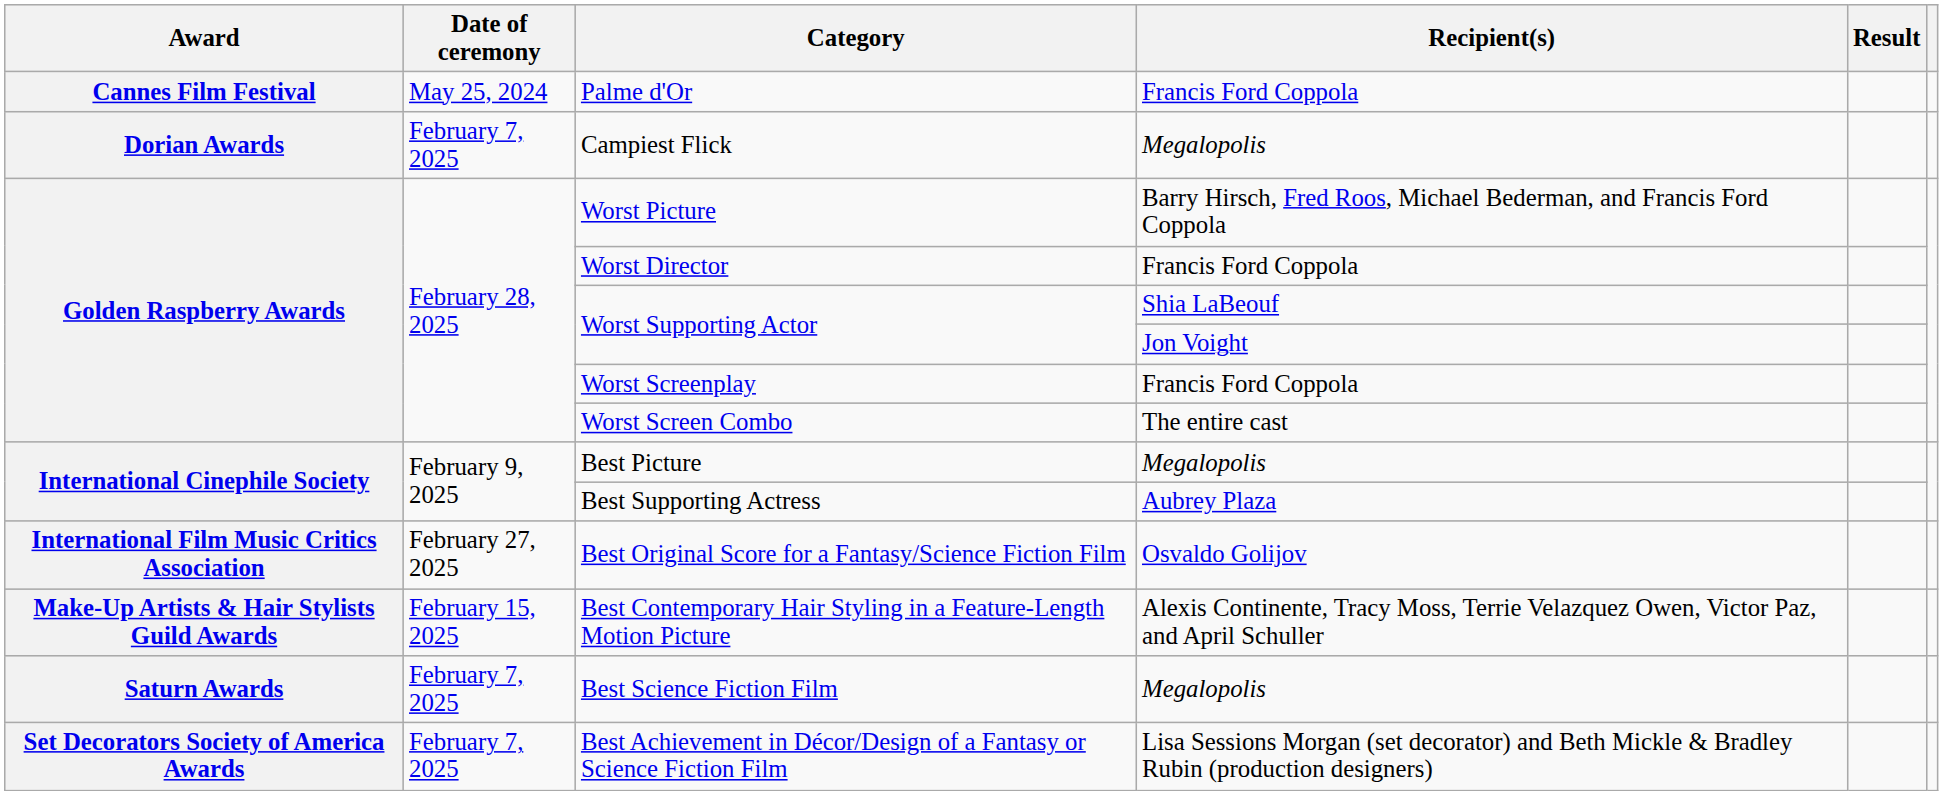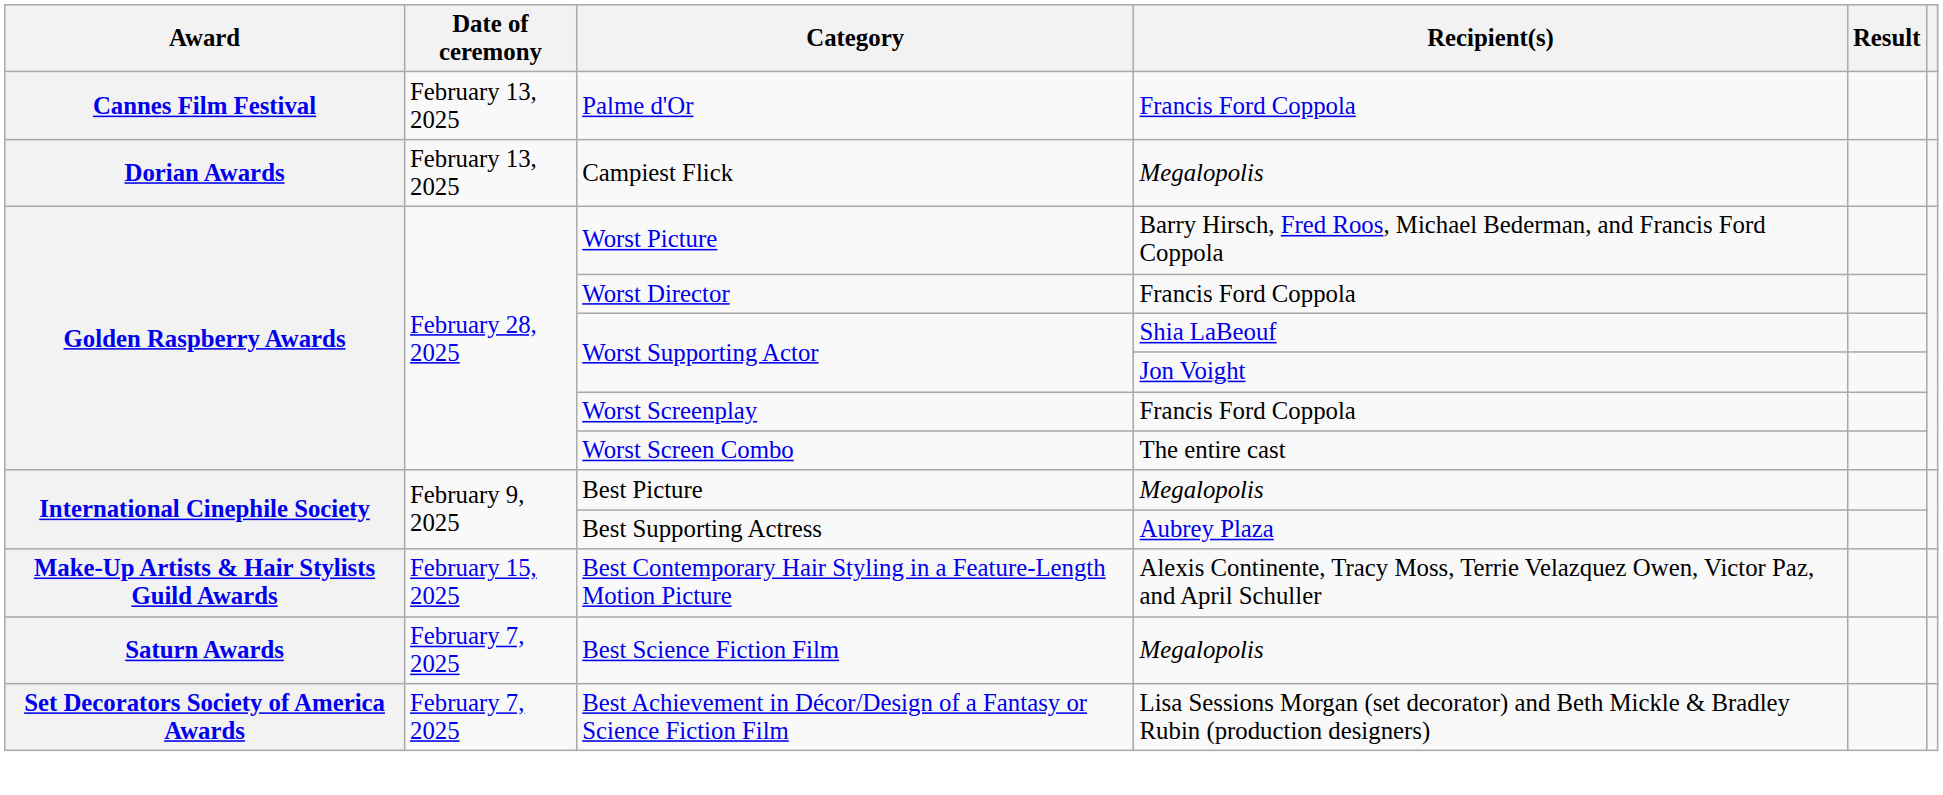(478, 91) May 25, 2024 -> (473, 105) February 13, 2025
(466, 144) February 7, 2025 -> (473, 172) February 13, 2025
- row: (853, 554)
